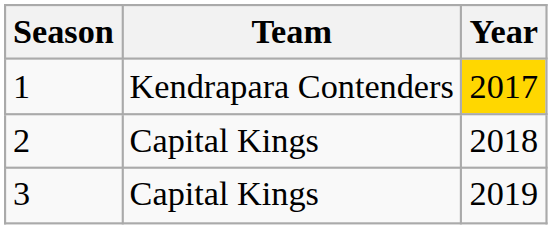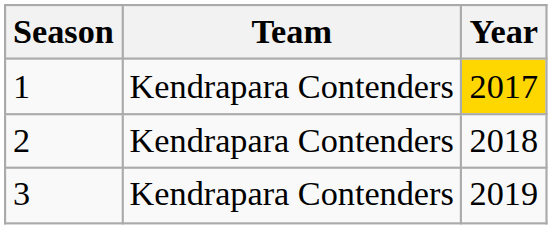(224, 140) Capital Kings -> (292, 140) Kendrapara Contenders
(224, 194) Capital Kings -> (292, 194) Kendrapara Contenders
